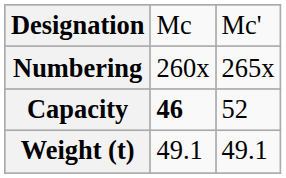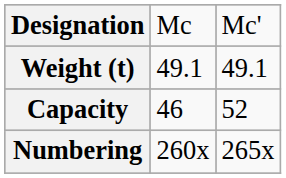rows swapped: (78, 67) <-> (78, 151)
(170, 109) bold -> (170, 109) normal
